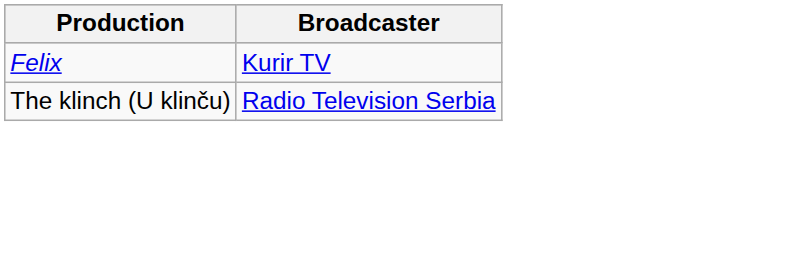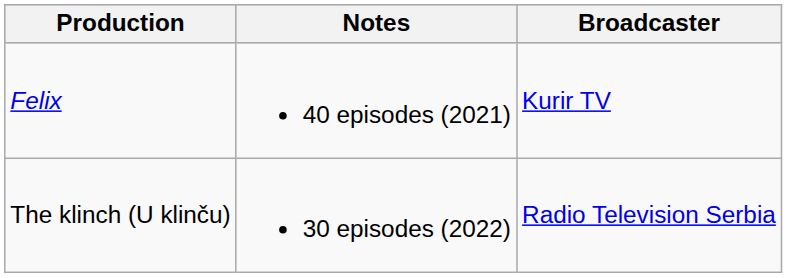+ column: (376, 23)
